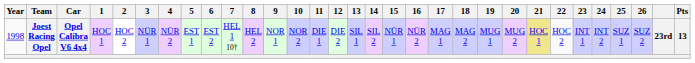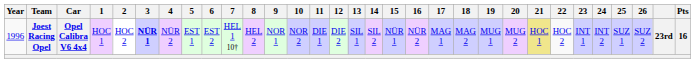(15, 36) 1998 -> (15, 36) 1996
(147, 36) normal -> (147, 36) bold
(682, 36) 13 -> (683, 36) 16
